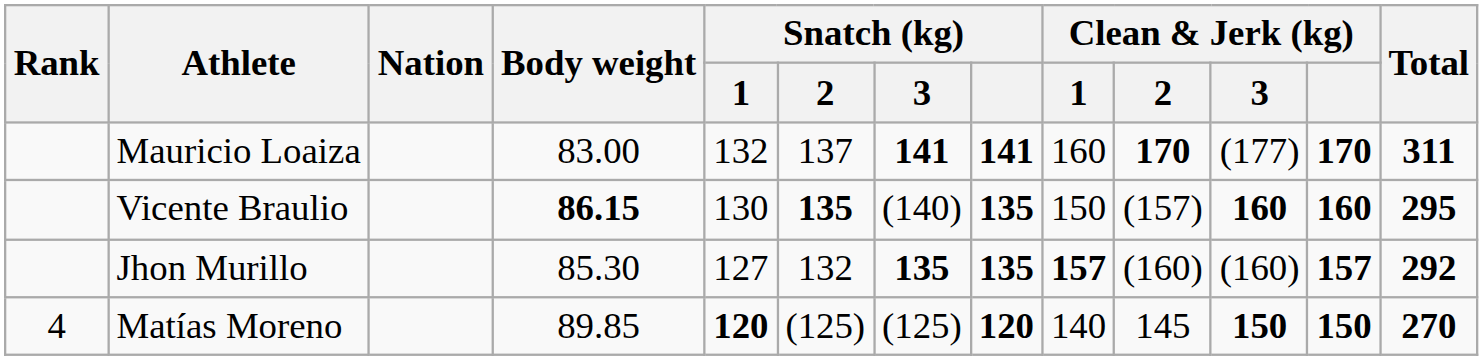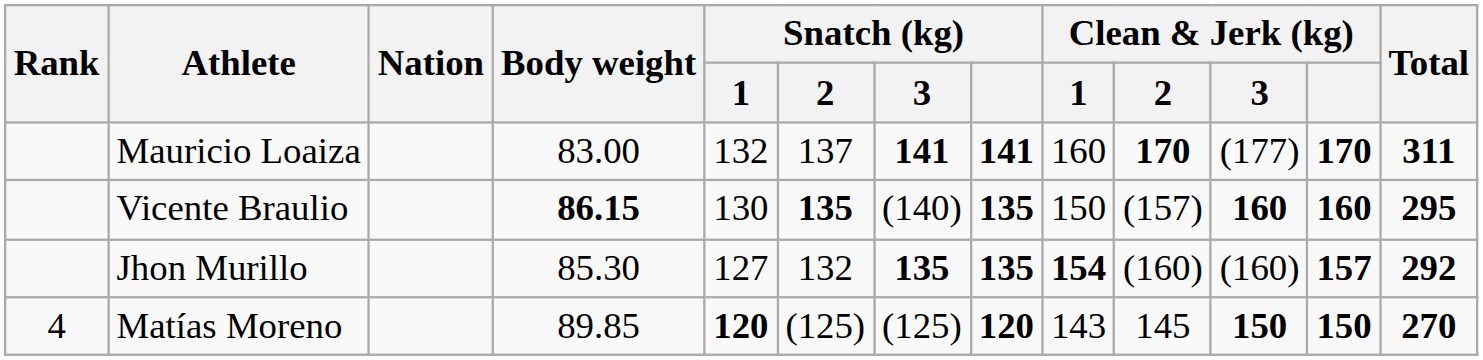(1078, 267) 157 -> (1078, 267) 154
(1078, 325) 140 -> (1078, 325) 143
